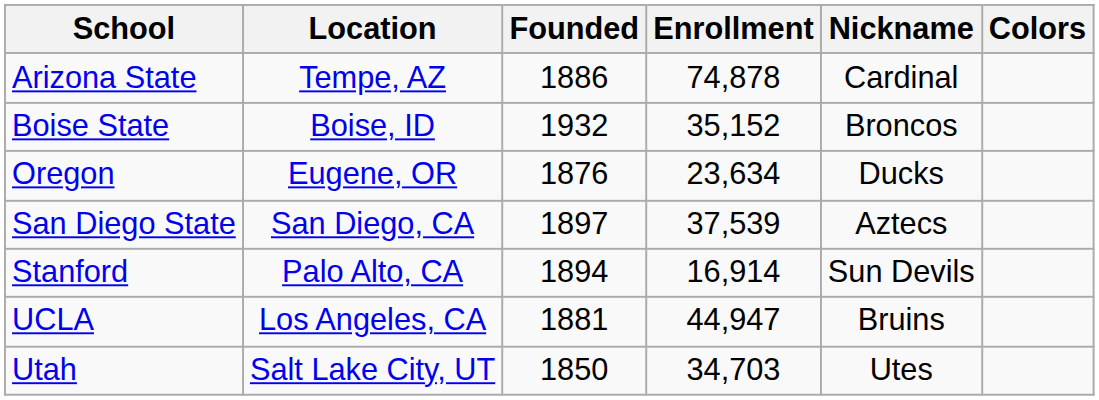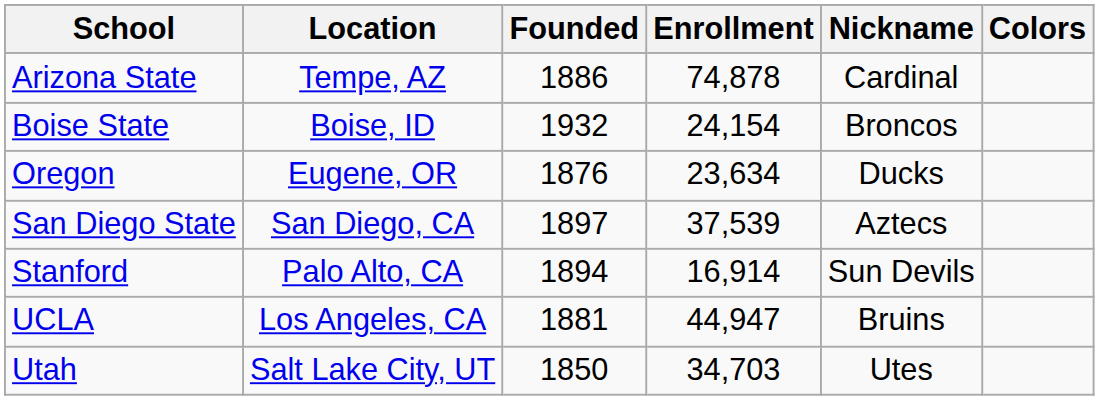(733, 126) 35,152 -> (733, 126) 24,154
